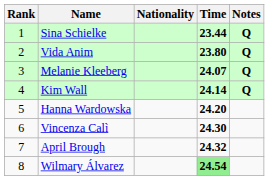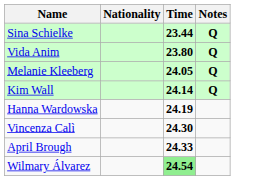- column: (21, 14)
(213, 71) 24.07 -> (180, 71) 24.05
(213, 109) 24.20 -> (180, 109) 24.19
(213, 147) 24.32 -> (180, 147) 24.33
